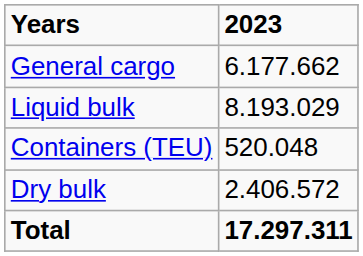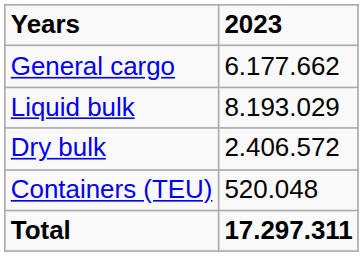rows swapped: (58, 189) <-> (112, 148)
